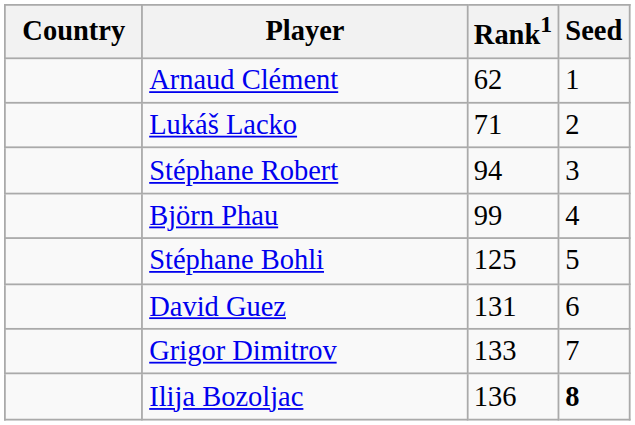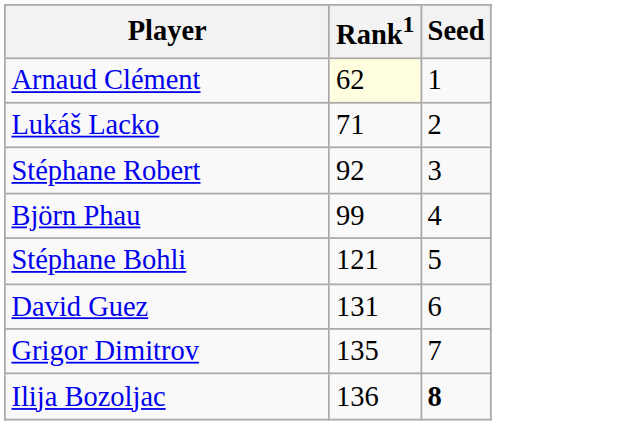- column: (74, 30)
(488, 79) no background -> (350, 79) lightyellow background
(488, 170) 94 -> (350, 170) 92
(495, 260) 125 -> (357, 260) 121
(495, 350) 133 -> (357, 350) 135
